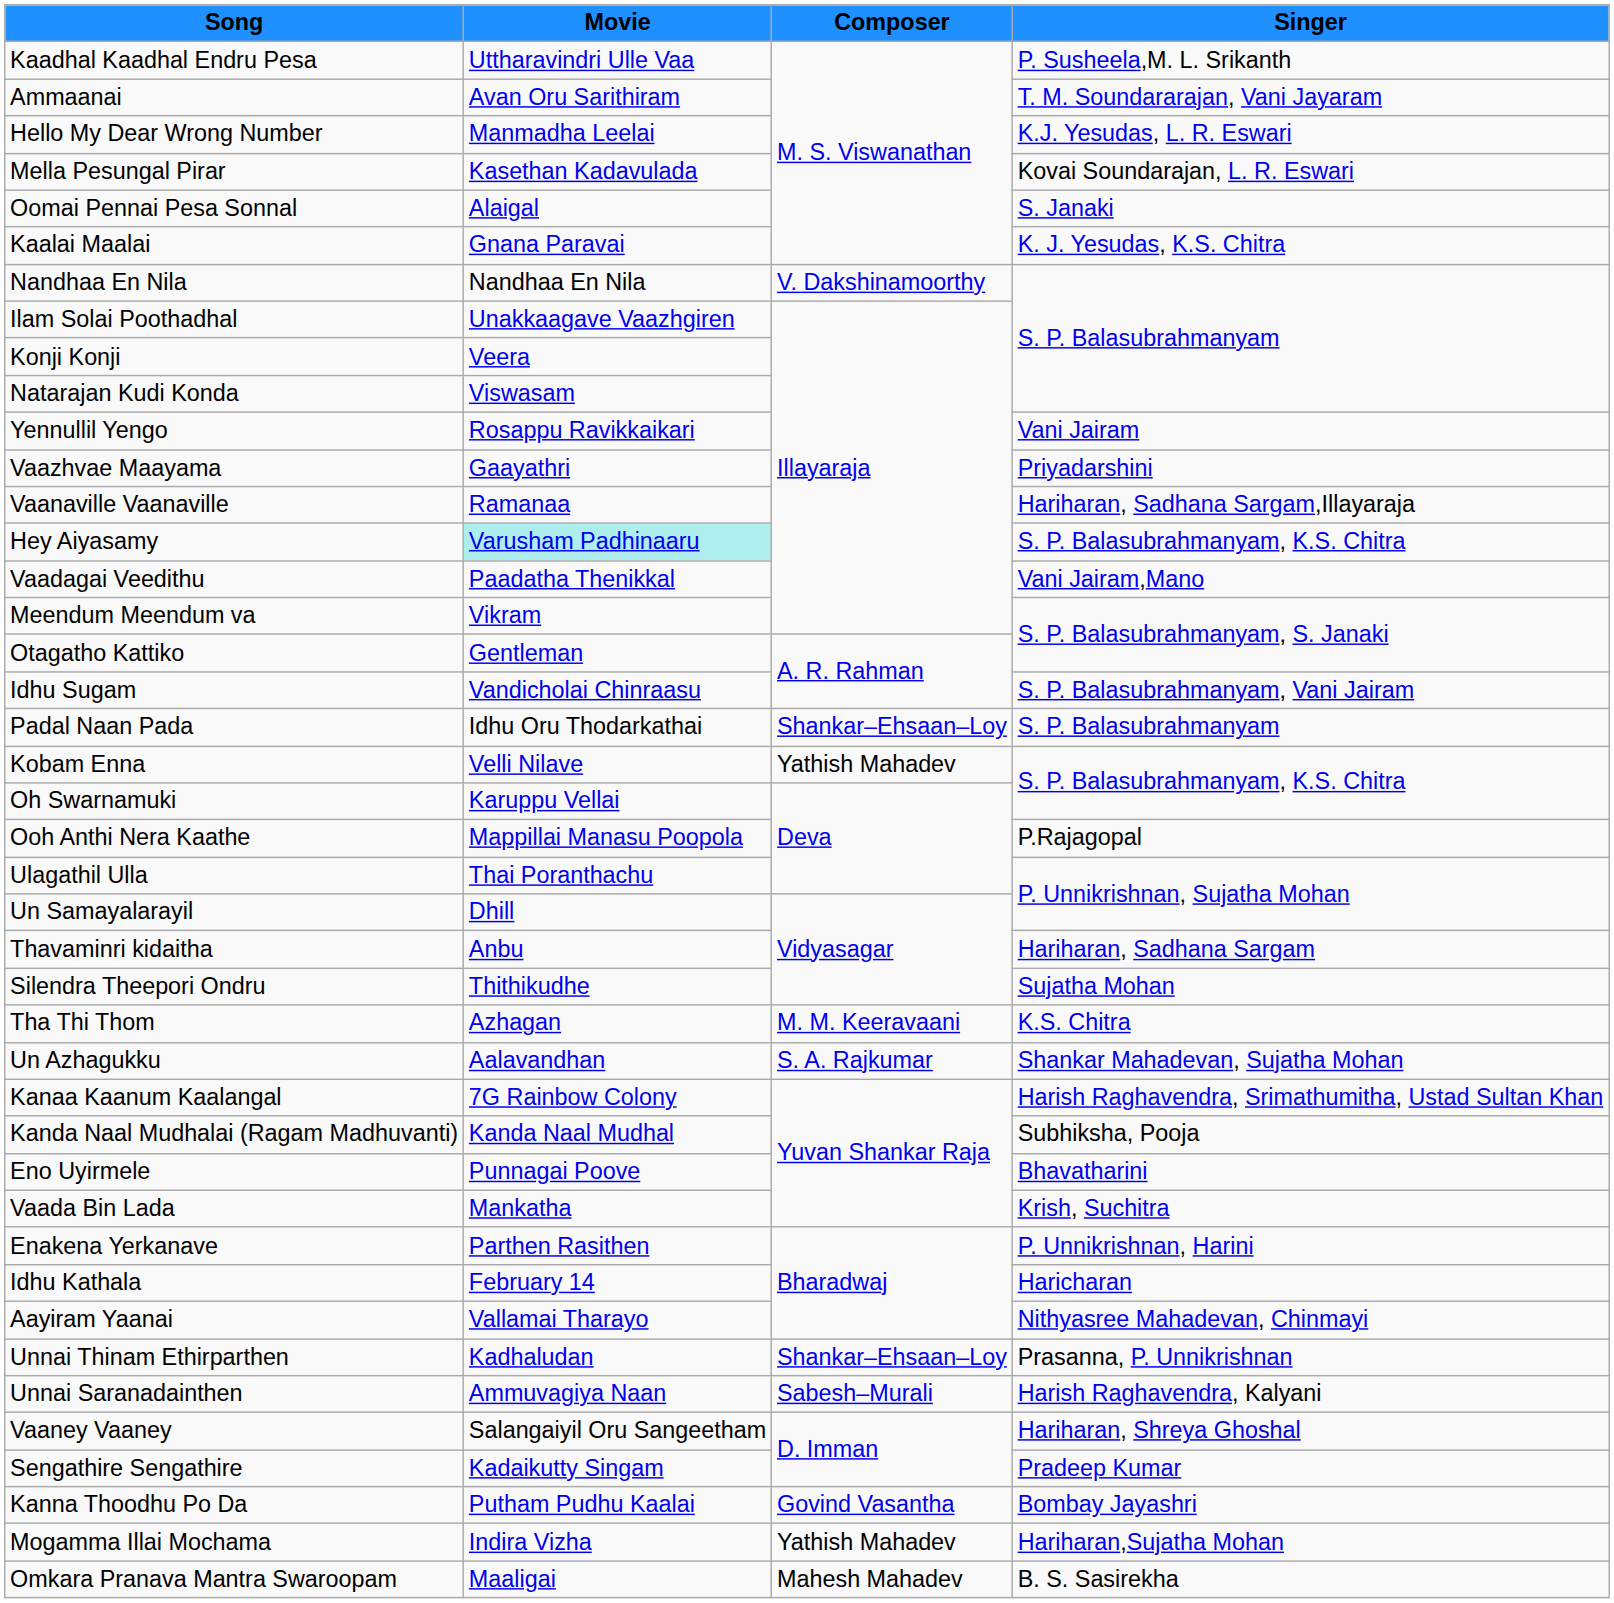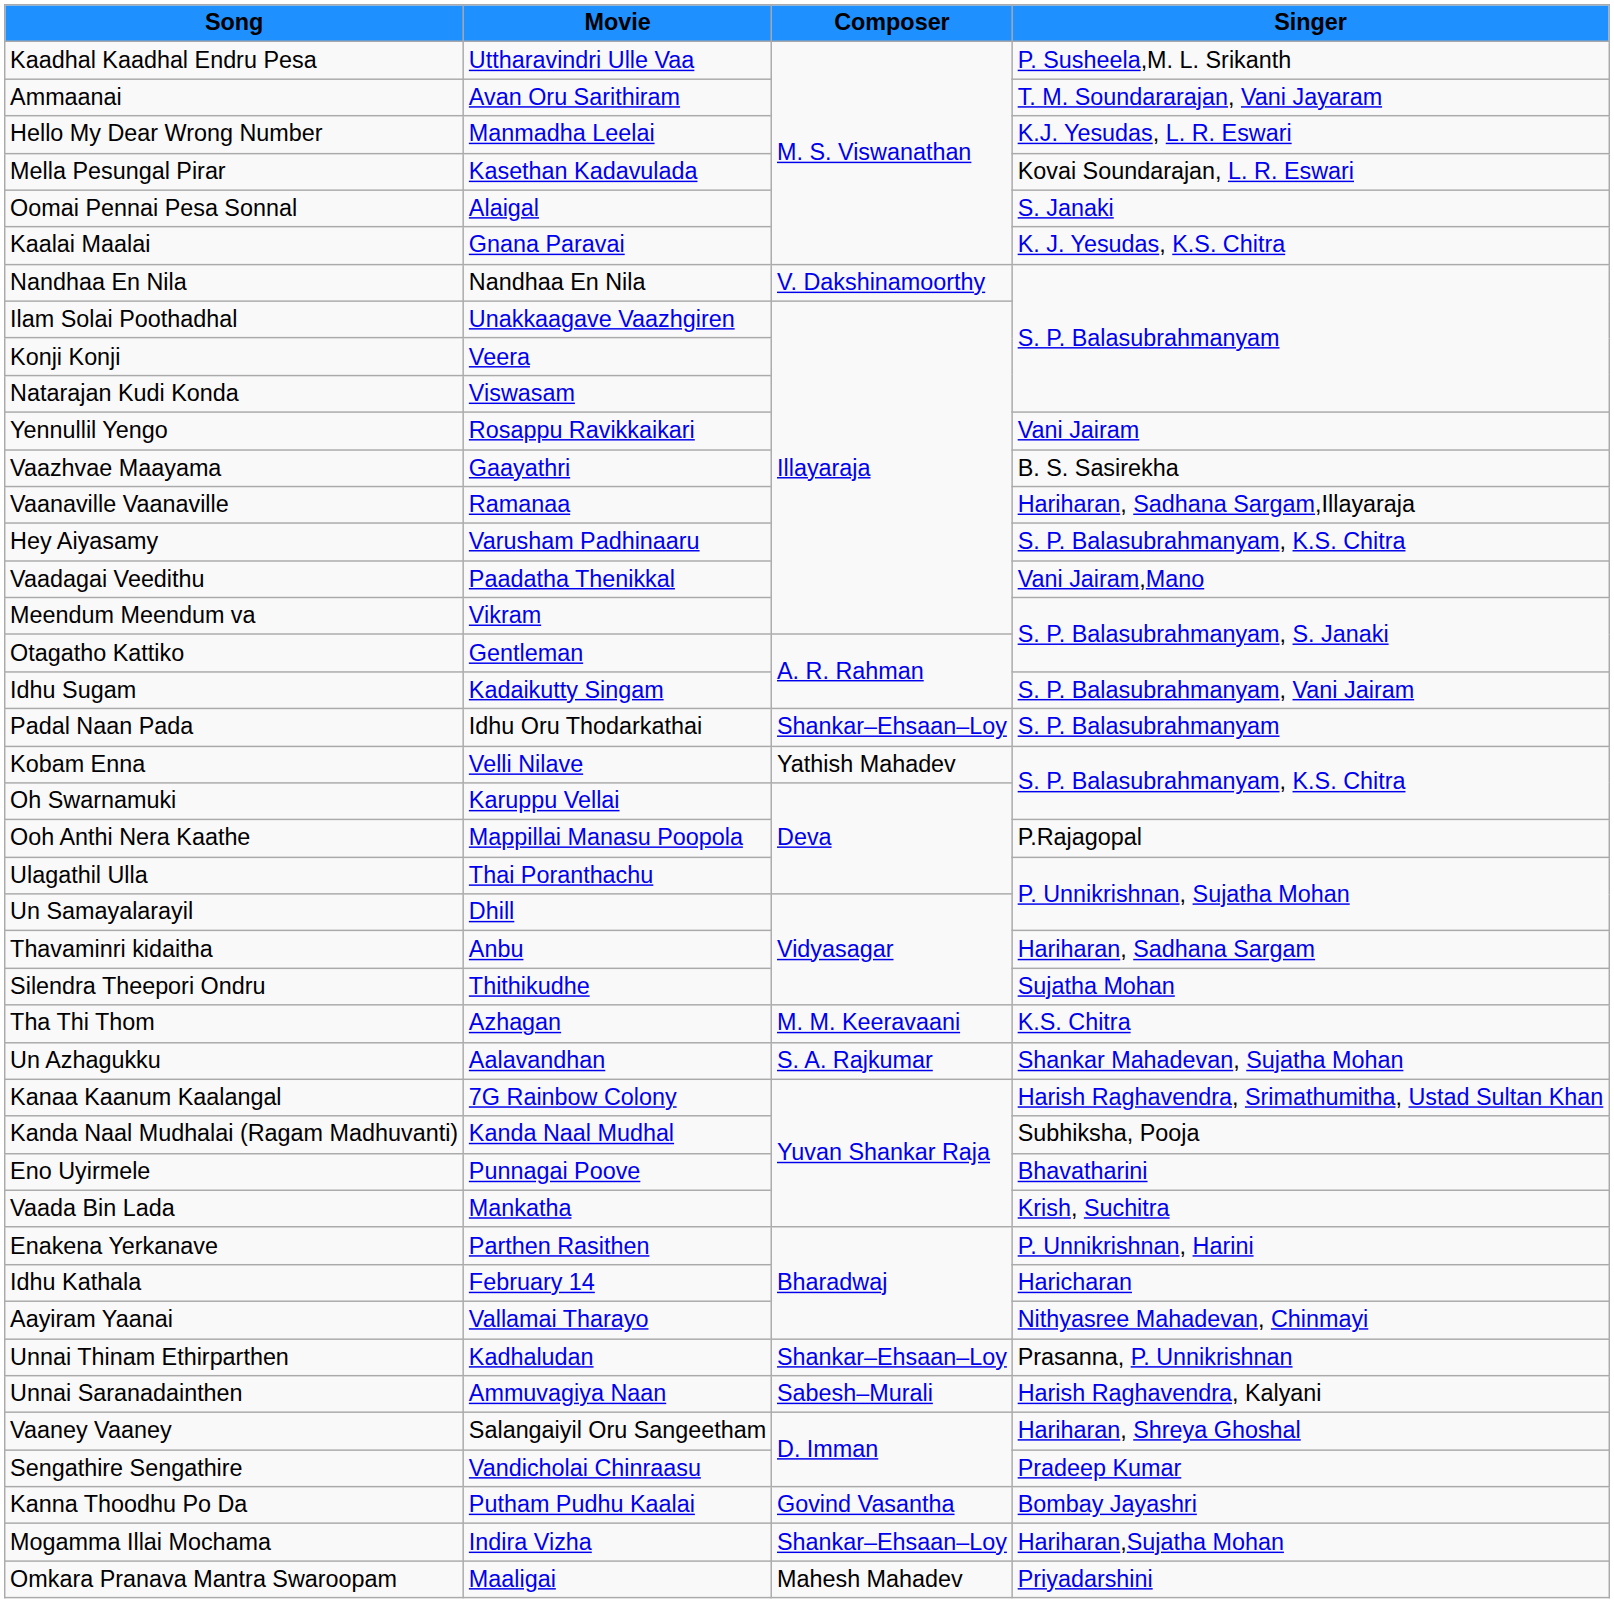(1085, 467) Priyadarshini -> (1098, 467) B. S. Sasirekha
(584, 541) paleturquoise background -> (584, 541) no background
(585, 689) Vandicholai Chinraasu -> (566, 689) Kadaikutty Singam
(566, 1467) Kadaikutty Singam -> (585, 1467) Vandicholai Chinraasu
(866, 1541) Yathish Mahadev -> (892, 1541) Shankar–Ehsaan–Loy
(1098, 1579) B. S. Sasirekha -> (1085, 1579) Priyadarshini
